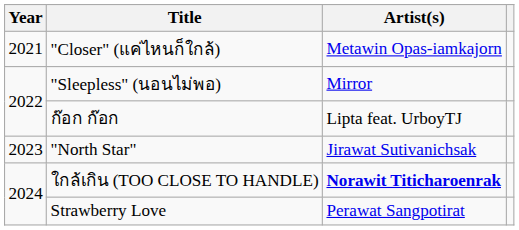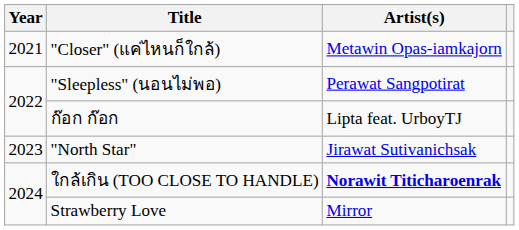(349, 83) Mirror -> (396, 83) Perawat Sangpotirat
(396, 210) Perawat Sangpotirat -> (349, 210) Mirror
